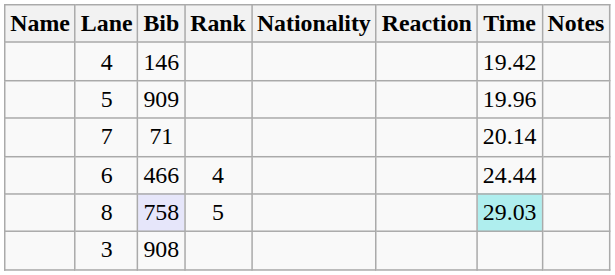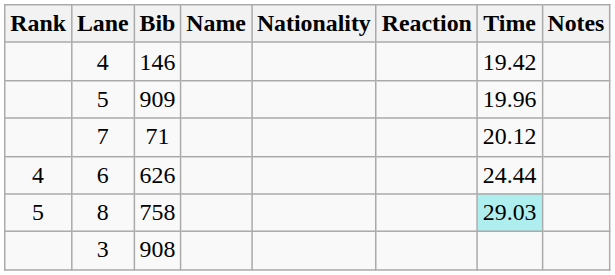columns swapped: (218, 23) <-> (40, 23)
(510, 136) 20.14 -> (510, 136) 20.12
(161, 174) 466 -> (157, 174) 626
(161, 212) lavender background -> (157, 212) no background
